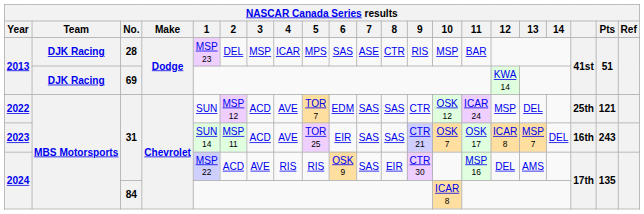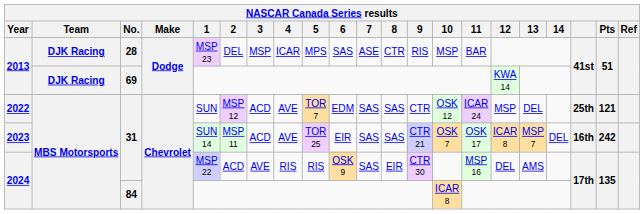(607, 137) 243 -> (607, 137) 242
